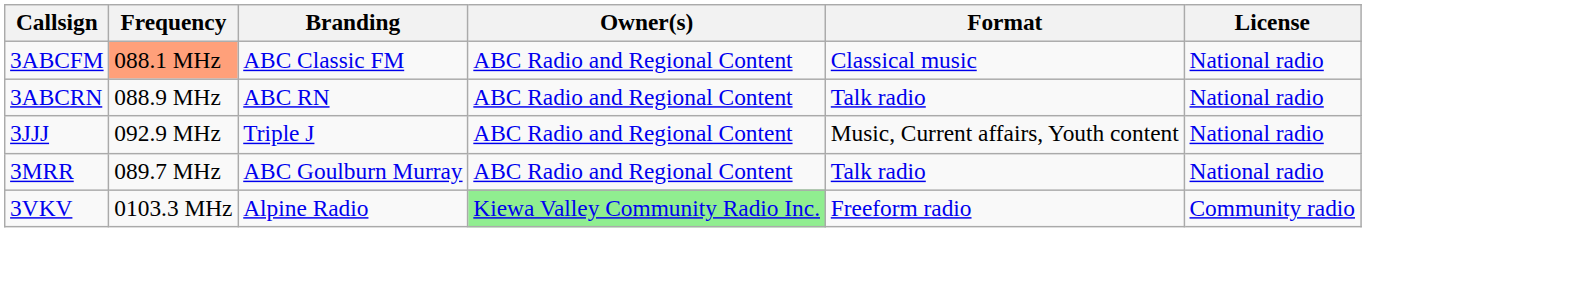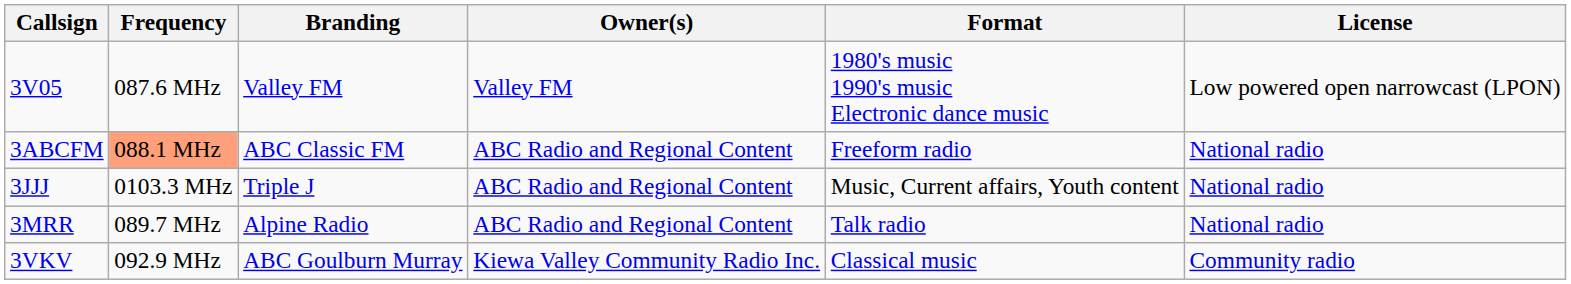+ row: (36, 86)
(904, 60) Classical music -> (901, 149) Freeform radio
- row: (56, 97)
(168, 134) 092.9 MHz -> (173, 186) 0103.3 MHz
(353, 171) ABC Goulburn Murray -> (306, 223) Alpine Radio
(173, 208) 0103.3 MHz -> (168, 260) 092.9 MHz
(306, 208) Alpine Radio -> (353, 260) ABC Goulburn Murray
(647, 208) lightgreen background -> (647, 260) no background
(901, 208) Freeform radio -> (904, 260) Classical music
